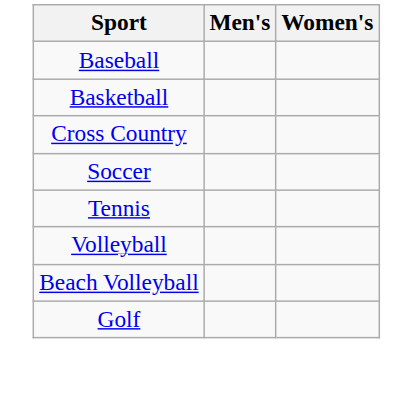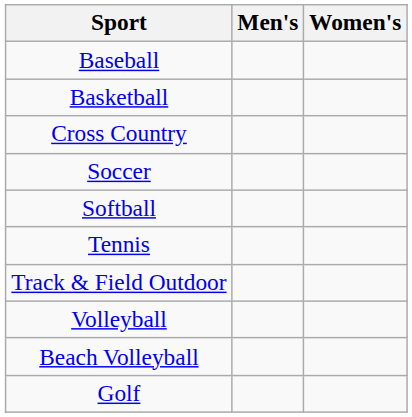+ row: (119, 208)
+ row: (119, 282)
